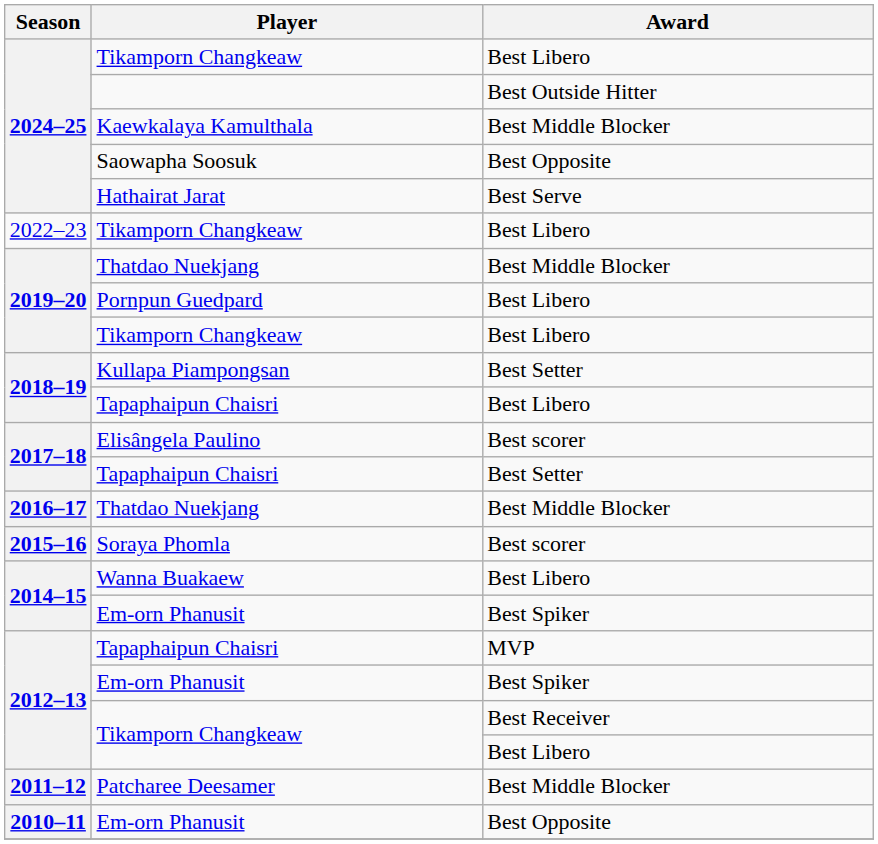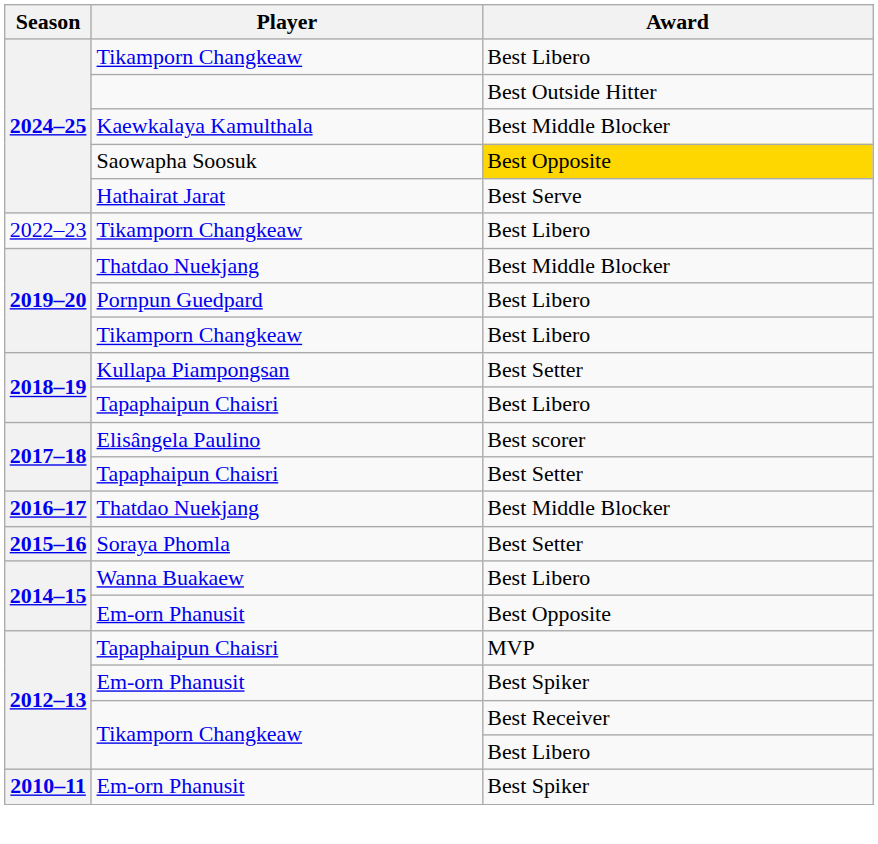(549, 160) no background -> (549, 160) gold background
(536, 543) Best scorer -> (535, 543) Best Setter
(538, 612) Best Spiker -> (549, 612) Best Opposite
- row: (48, 786)
(549, 821) Best Opposite -> (538, 786) Best Spiker
